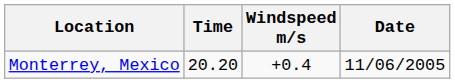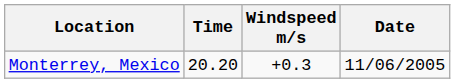(291, 65) +0.4 -> (291, 65) +0.3
